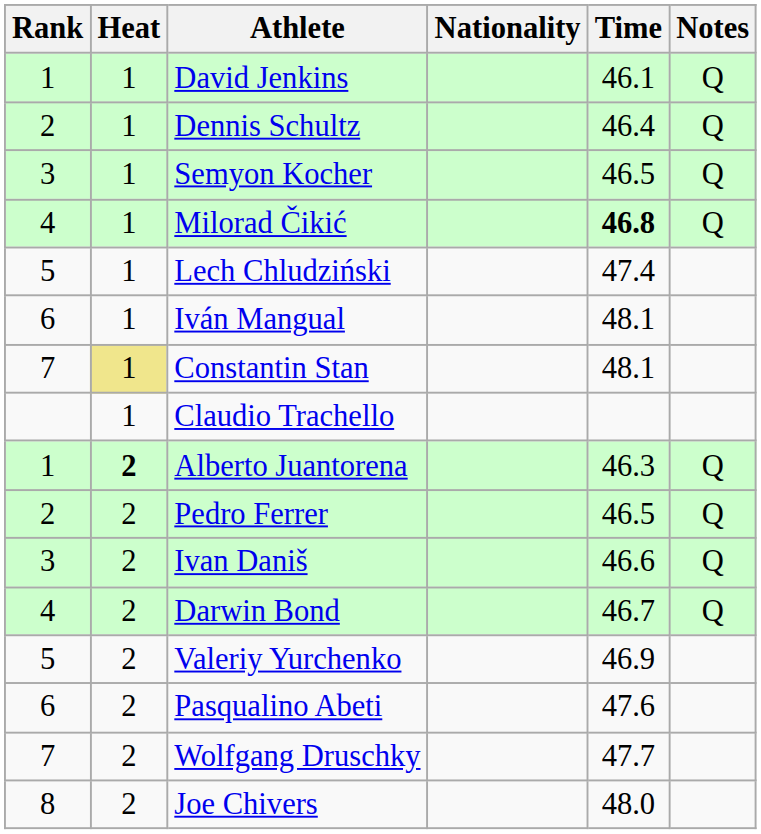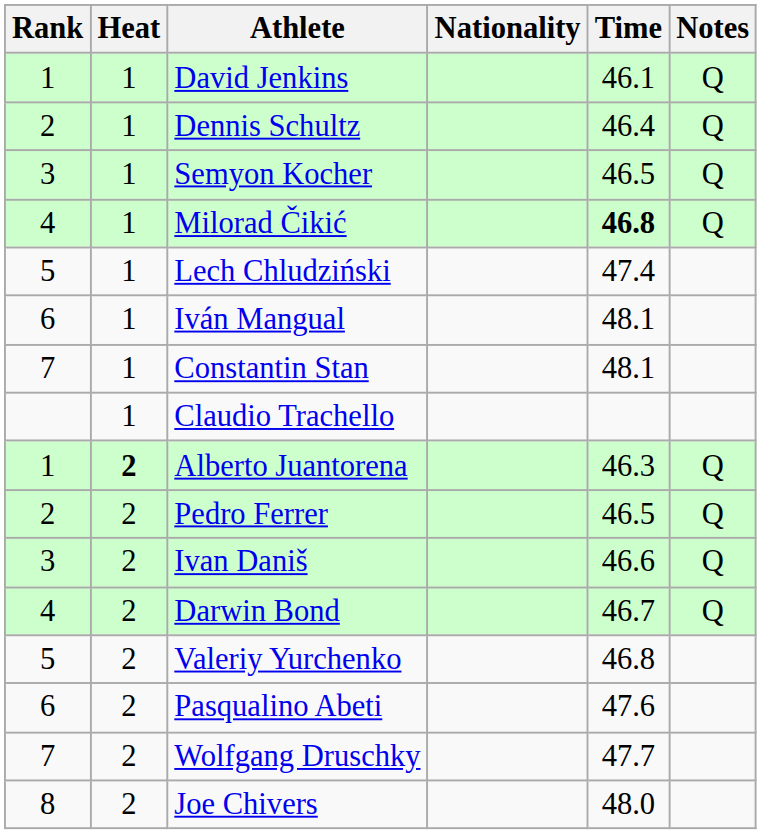(129, 367) khaki background -> (129, 367) no background
(628, 658) 46.9 -> (628, 658) 46.8
